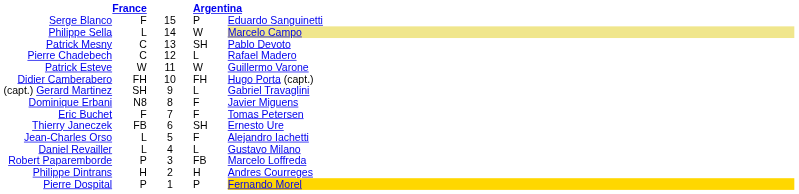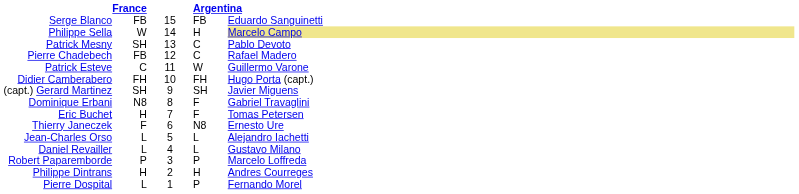(144, 21) F -> (140, 21) FB
(197, 21) P -> (200, 21) FB
(144, 32) L -> (142, 32) W
(198, 32) W -> (197, 32) H
(143, 44) C -> (139, 44) SH
(200, 44) SH -> (197, 44) C
(143, 56) C -> (140, 56) FB
(196, 56) L -> (197, 56) C
(142, 67) W -> (143, 67) C
(196, 91) L -> (200, 91) SH
(269, 91) Gabriel Travaglini -> (263, 91) Javier Miguens
(263, 102) Javier Miguens -> (269, 102) Gabriel Travaglini
(144, 114) F -> (143, 114) H
(140, 126) FB -> (144, 126) F
(200, 126) SH -> (200, 126) N8
(196, 137) F -> (196, 137) L
(200, 161) FB -> (197, 161) P
(143, 184) P -> (144, 184) L
(265, 184) gold background -> (265, 184) no background
